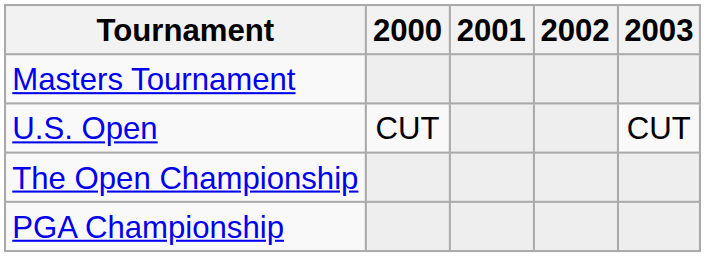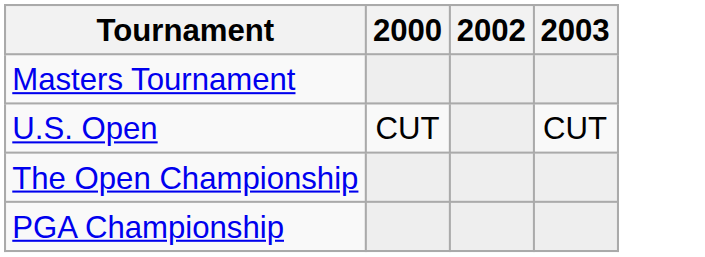- column: (491, 30)
